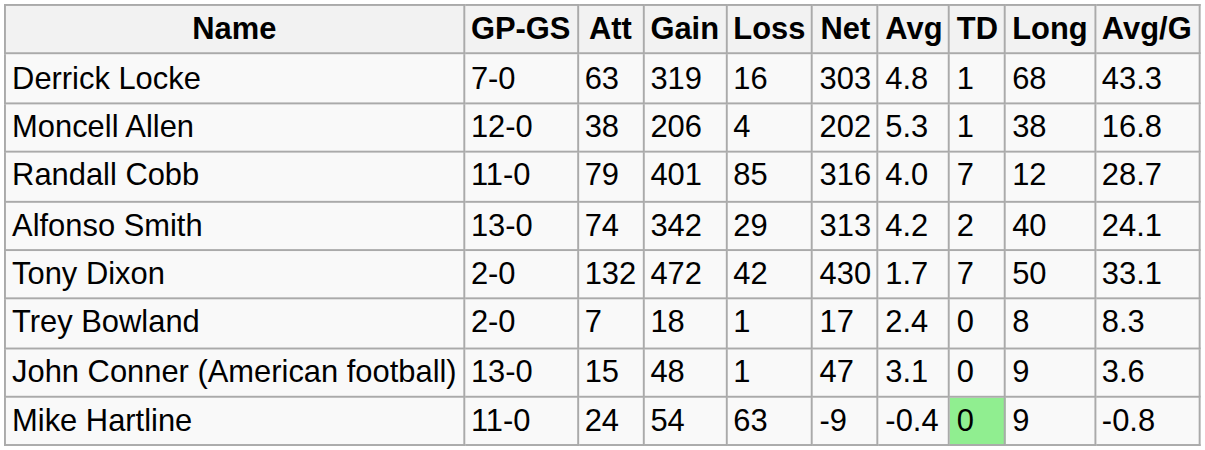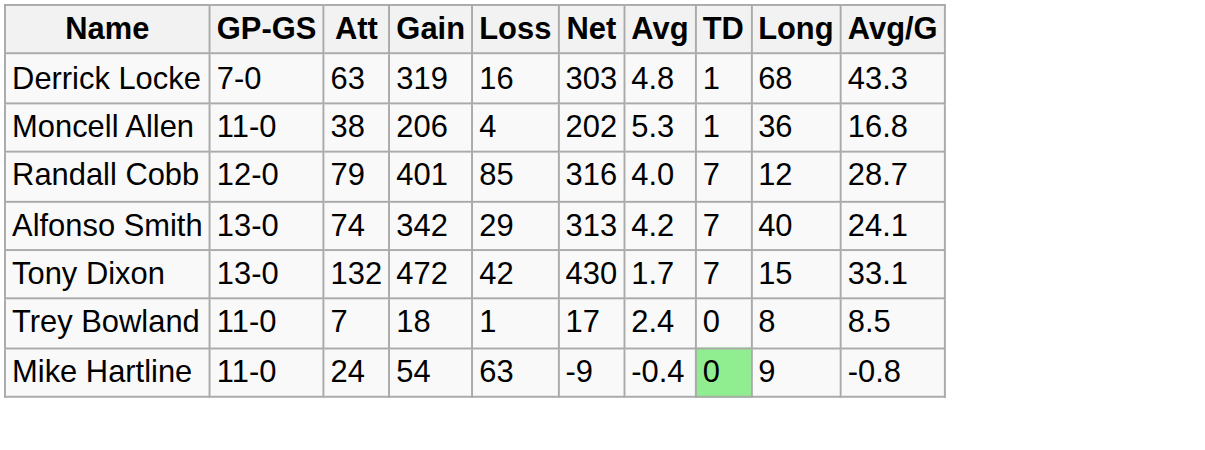(502, 126) 12-0 -> (247, 126) 11-0
(1029, 126) 38 -> (775, 126) 36
(501, 175) 11-0 -> (248, 175) 12-0
(965, 224) 2 -> (711, 224) 7
(493, 273) 2-0 -> (248, 273) 13-0
(1029, 273) 50 -> (775, 273) 15
(493, 322) 2-0 -> (247, 322) 11-0
(1123, 322) 8.3 -> (869, 322) 8.5
- row: (234, 371)
